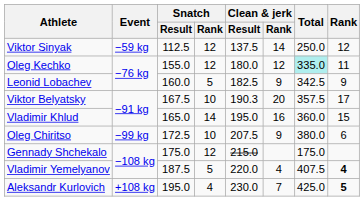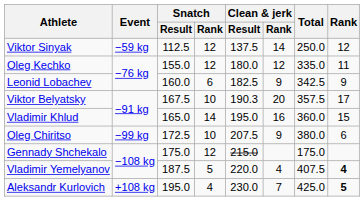(311, 65) paleturquoise background -> (311, 65) no background
(210, 83) 5 -> (210, 83) 6
